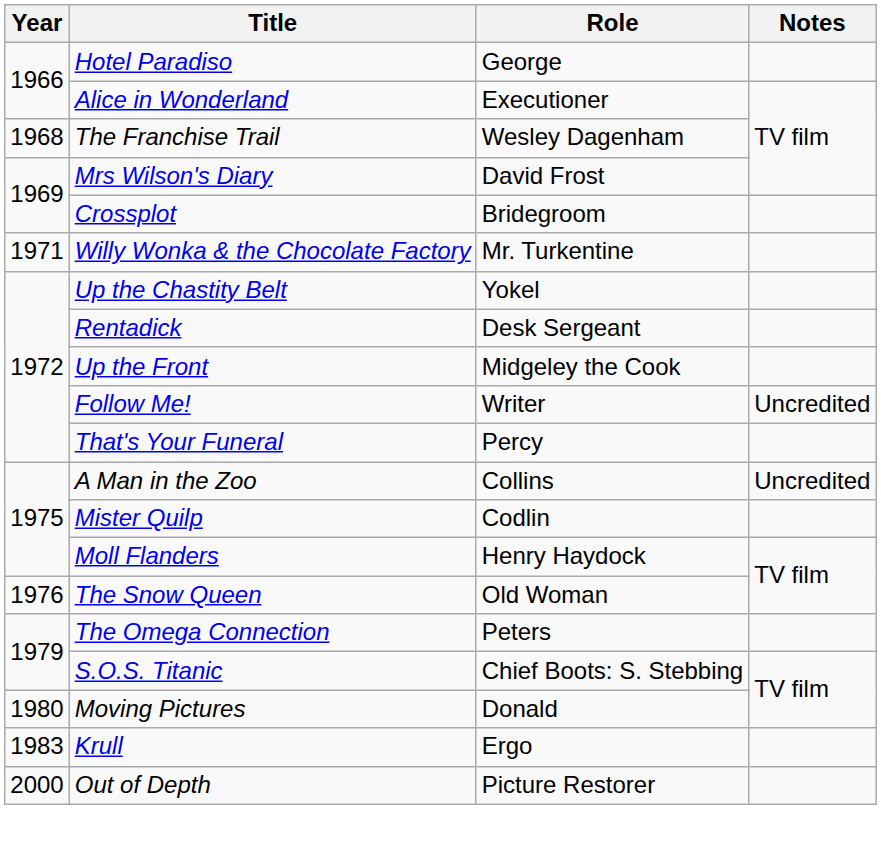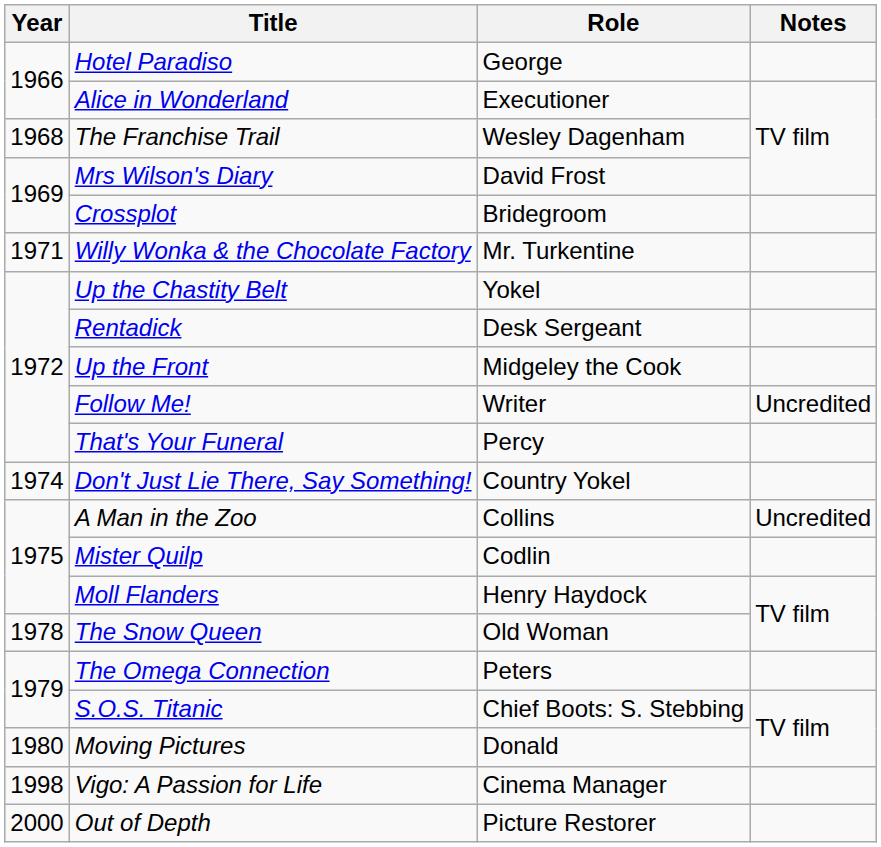+ row: (273, 480)
(37, 594) 1976 -> (37, 632) 1978
- row: (99, 746)
+ row: (198, 784)
